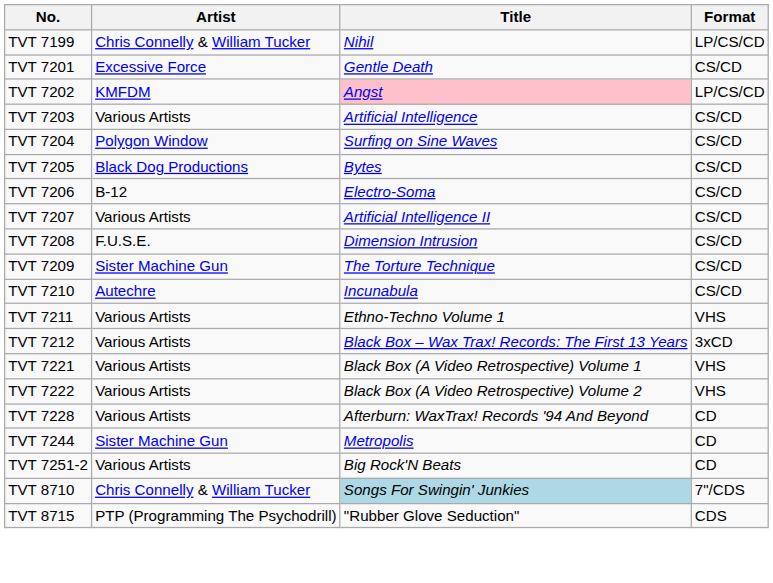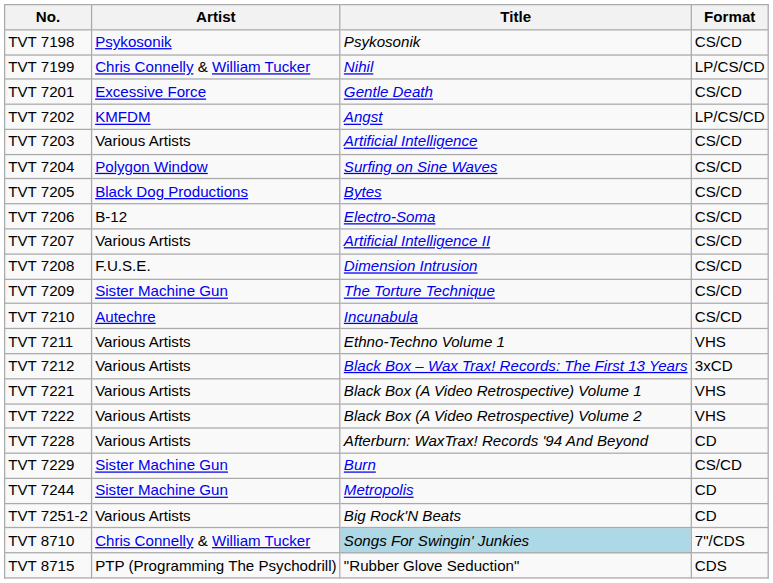+ row: (41, 42)
(363, 92) pink background -> (363, 117) no background
+ row: (41, 466)
